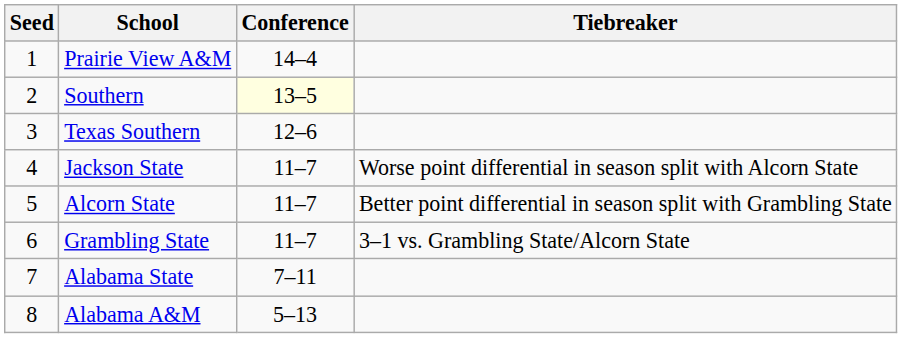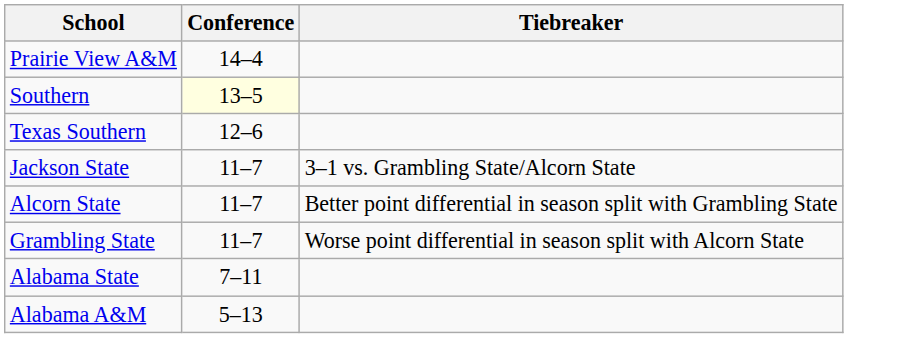- column: (32, 22)
(609, 168) Worse point differential in season split with Alcorn State -> (470, 168) 3–1 vs. Grambling State/Alcorn State
(524, 240) 3–1 vs. Grambling State/Alcorn State -> (554, 240) Worse point differential in season split with Alcorn State
